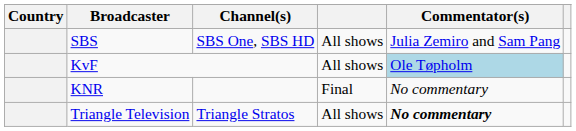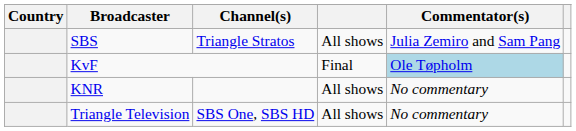(255, 41) SBS One, SBS HD -> (245, 41) Triangle Stratos
(352, 65) All shows -> (337, 65) Final
(337, 89) Final -> (352, 89) All shows
(245, 114) Triangle Stratos -> (255, 114) SBS One, SBS HD
(441, 114) bold -> (439, 114) normal
